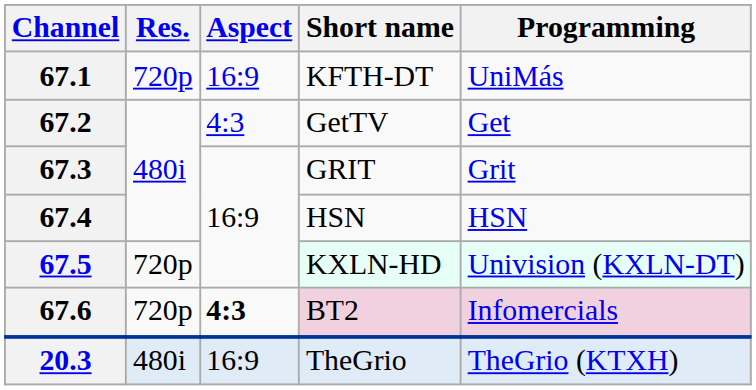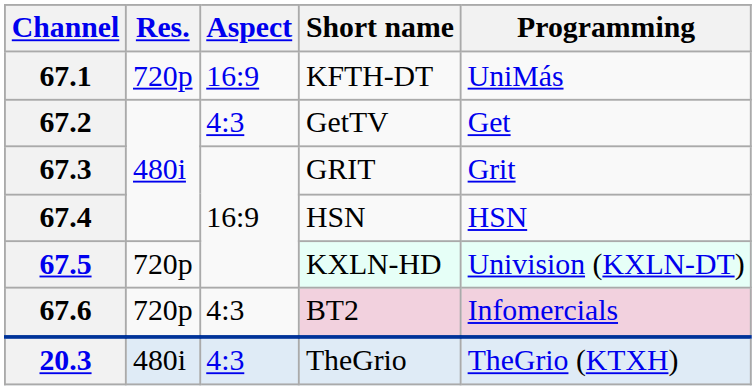(226, 311) bold -> (225, 311) normal
(233, 360) 16:9 -> (225, 360) 4:3
